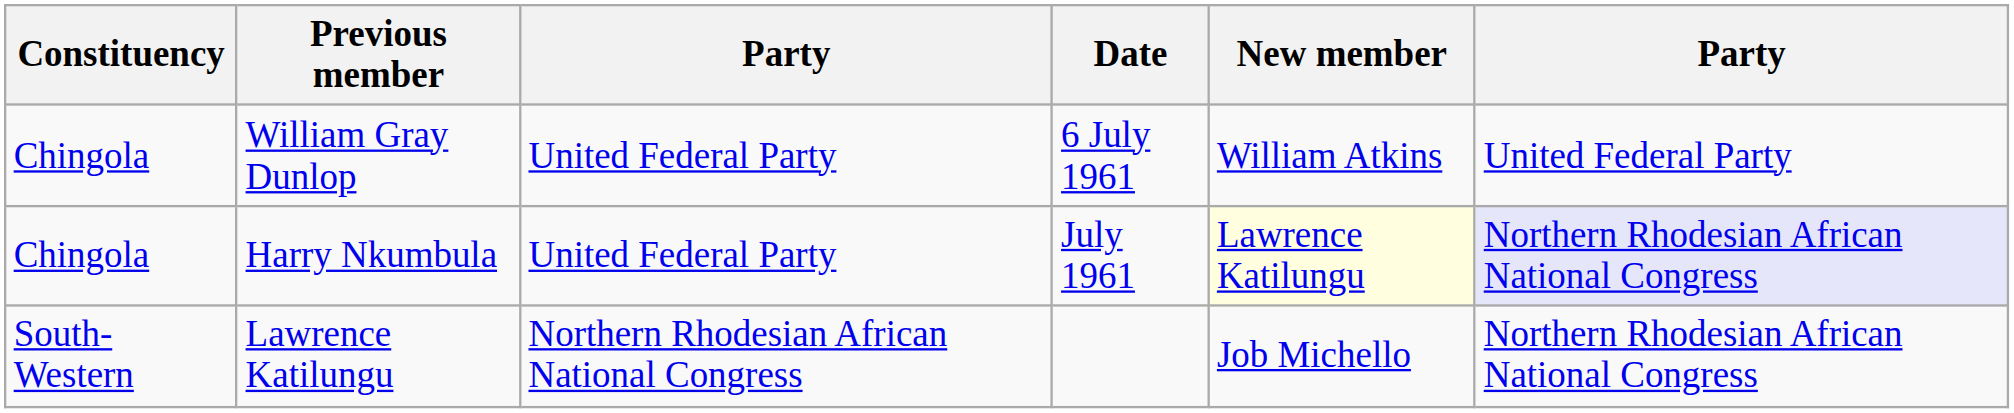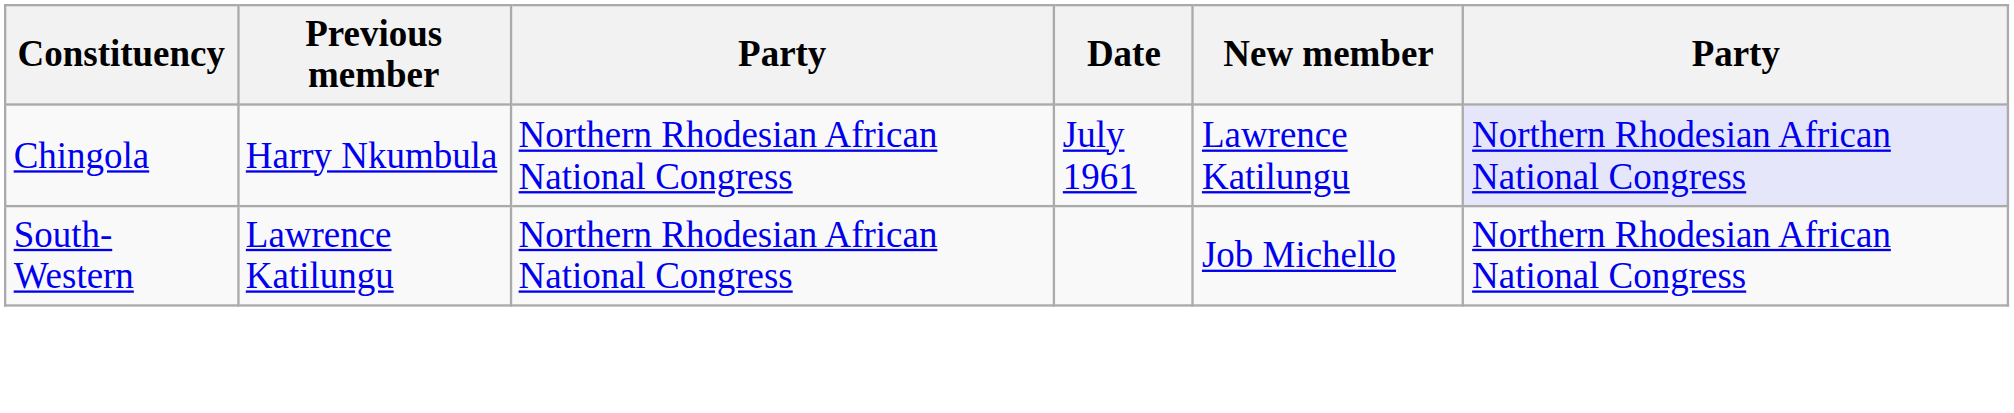- row: (347, 154)
(682, 254) United Federal Party -> (728, 154) Northern Rhodesian African National Congress
(1291, 254) lightyellow background -> (1276, 154) no background
